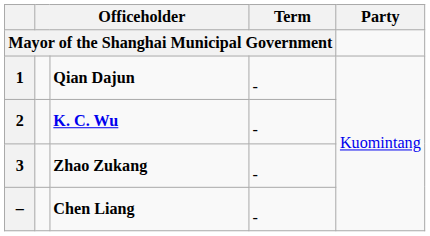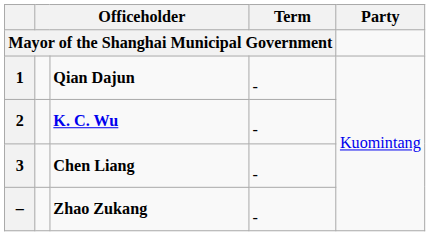(100, 165) Zhao Zukang -> (94, 165) Chen Liang
(94, 209) Chen Liang -> (100, 209) Zhao Zukang
